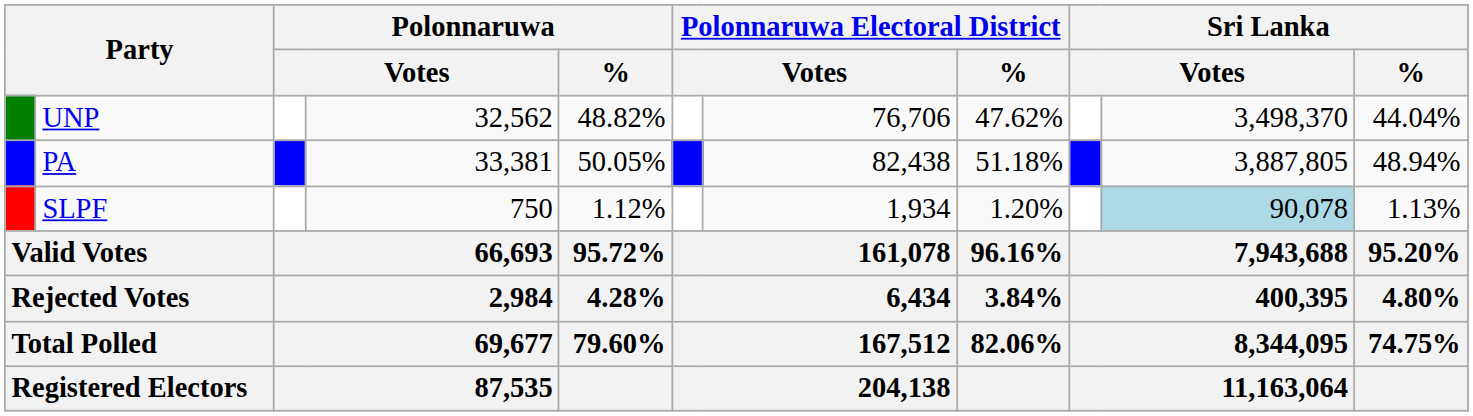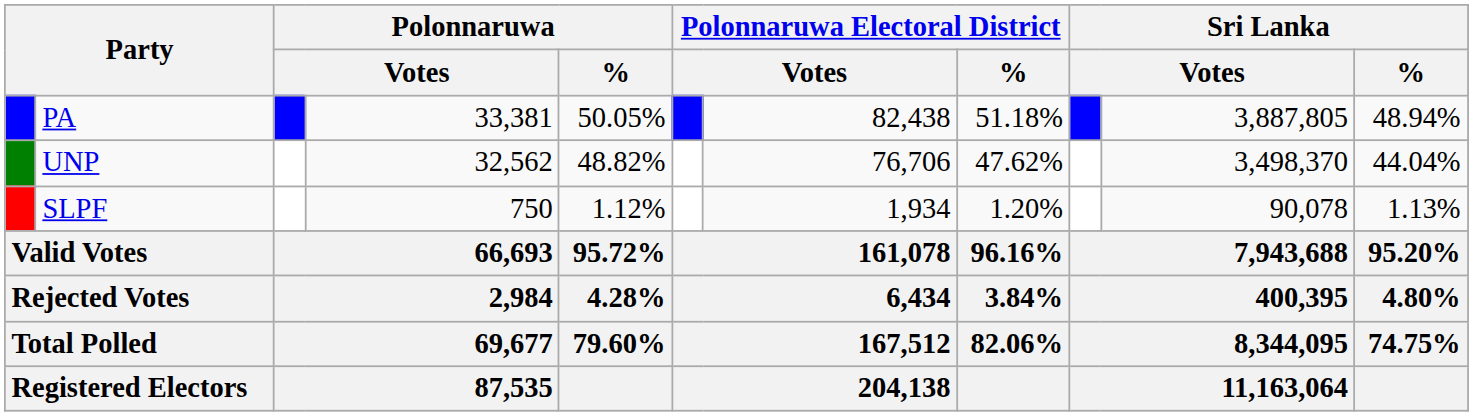rows swapped: (59, 162) <-> (71, 117)
(1309, 207) lightblue background -> (1309, 207) no background
